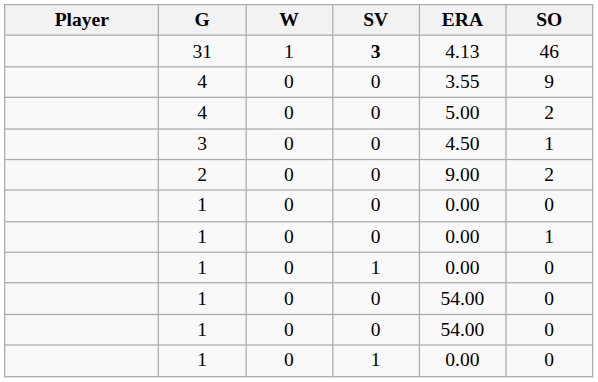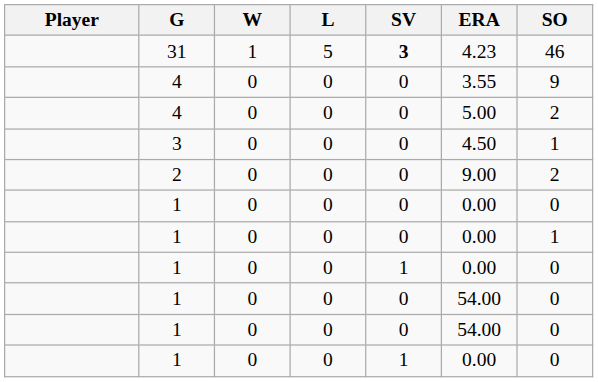+ column: (328, 19)
(462, 50) 4.13 -> (479, 50) 4.23
